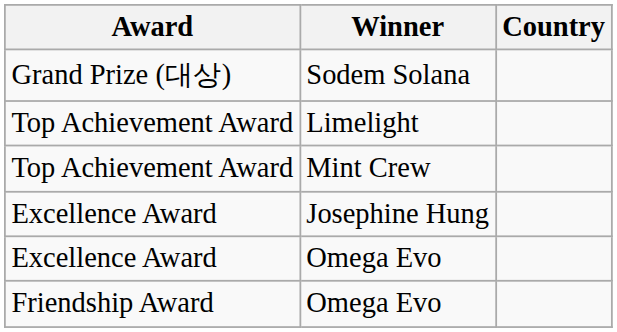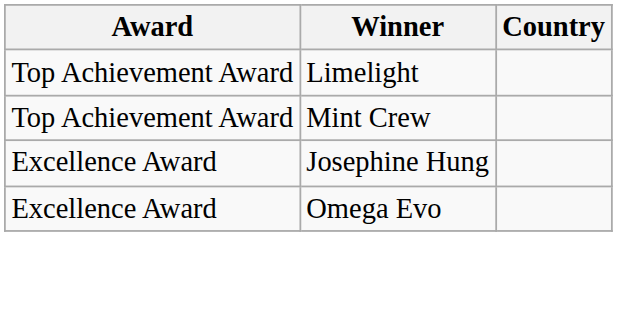- row: (121, 74)
- row: (113, 303)
